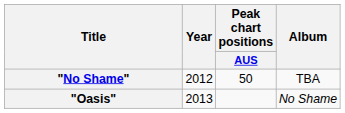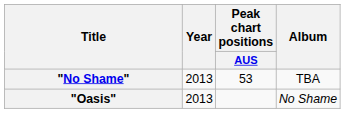(199, 79) 2012 -> (199, 79) 2013
(246, 79) 50 -> (246, 79) 53
